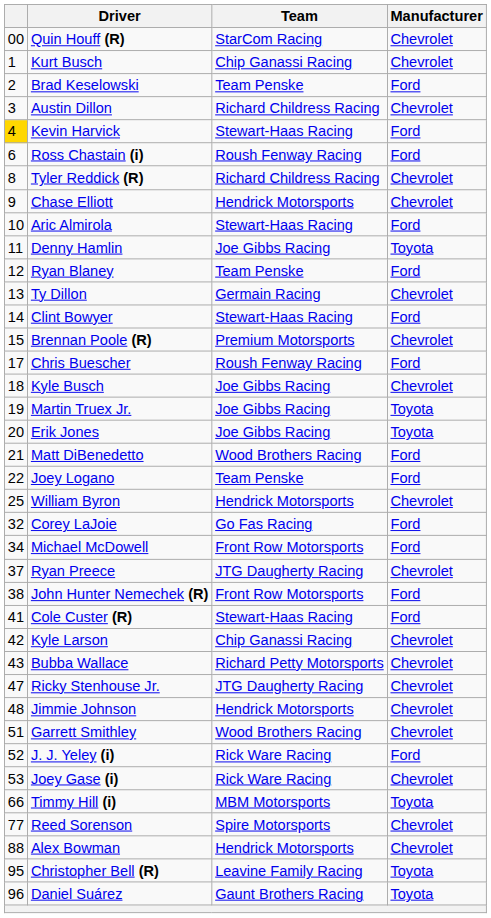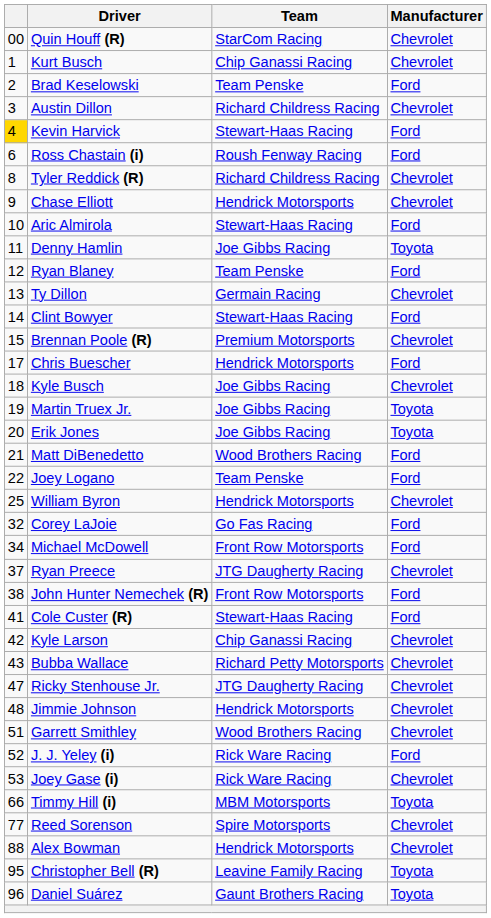(288, 363) Roush Fenway Racing -> (284, 363) Hendrick Motorsports
